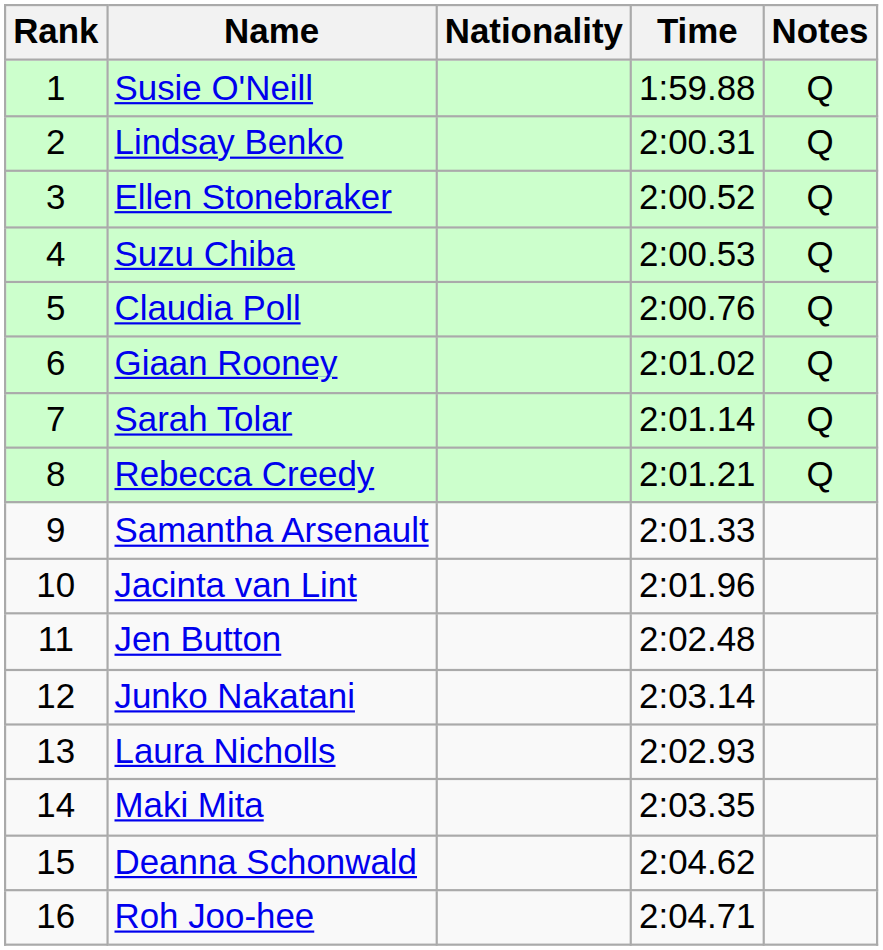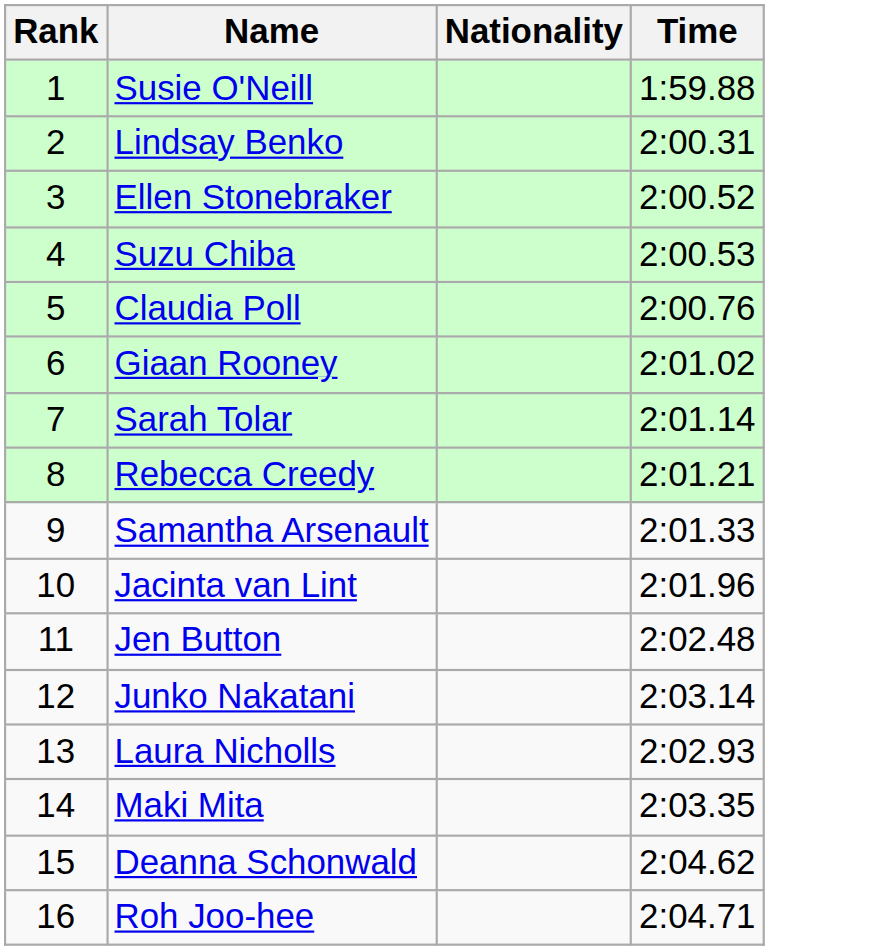- column: (820, 32)
